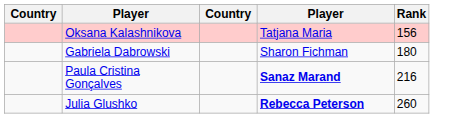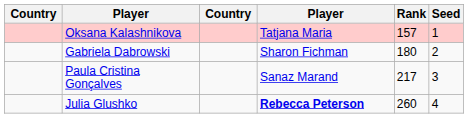+ column: (446, 14)
(407, 33) 156 -> (407, 33) 157
(300, 77) bold -> (299, 77) normal
(407, 77) 216 -> (407, 77) 217
